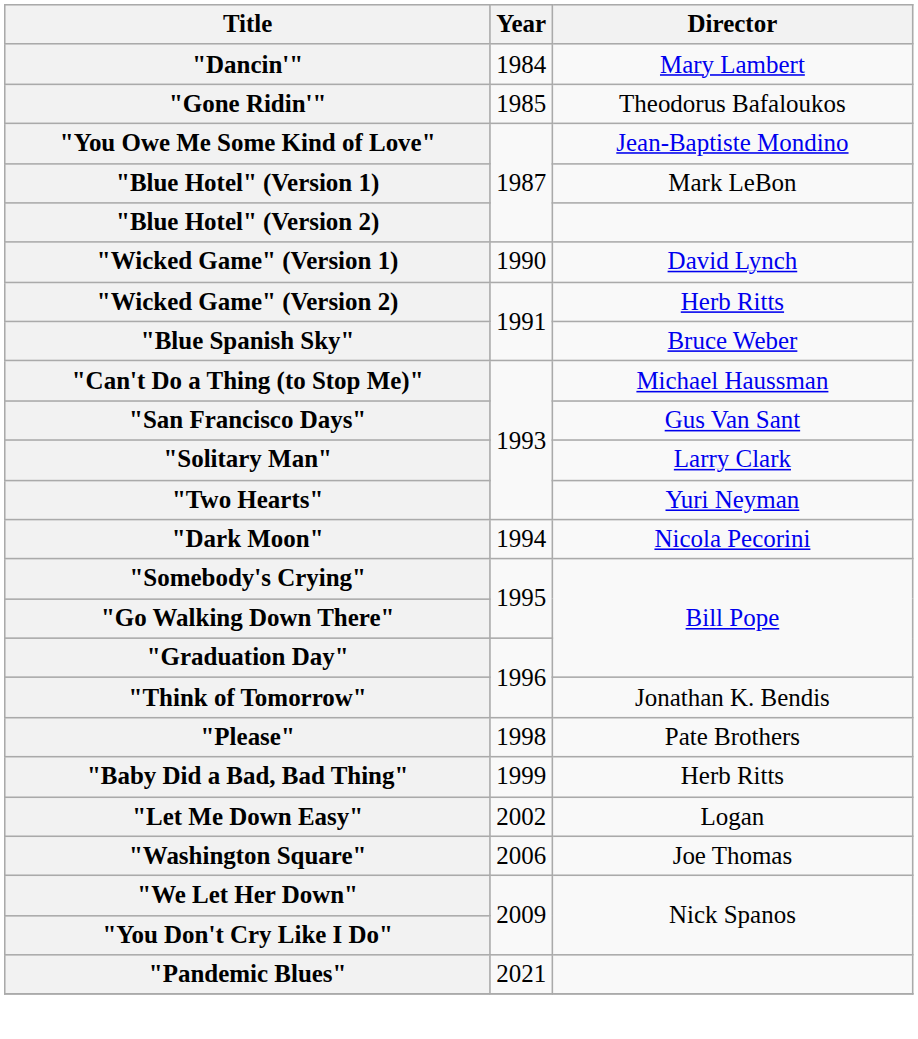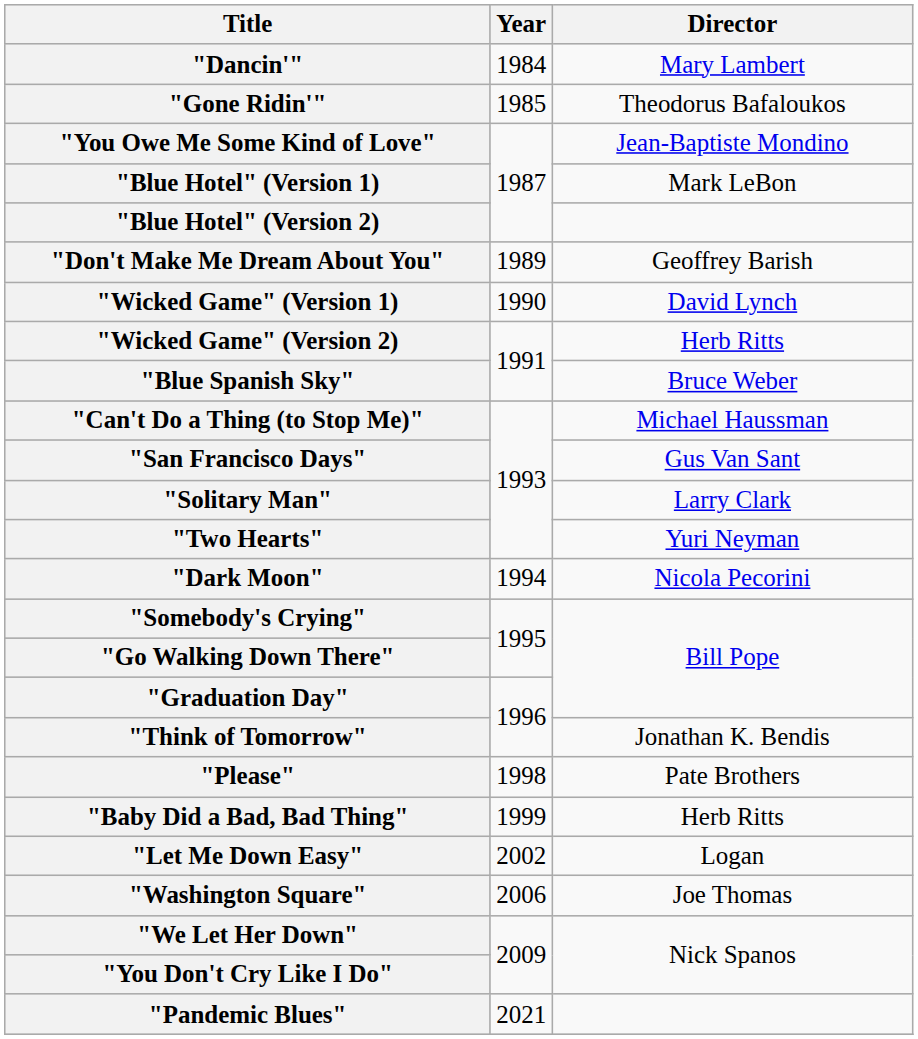+ row: (248, 261)
